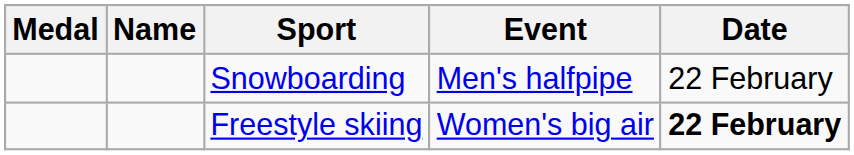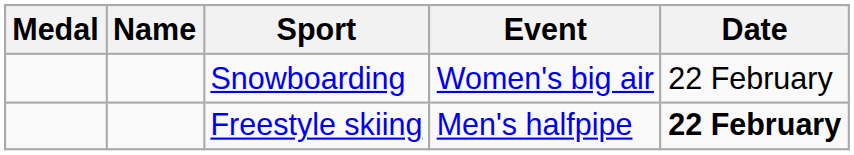(535, 78) Men's halfpipe -> (545, 78) Women's big air
(545, 126) Women's big air -> (535, 126) Men's halfpipe
